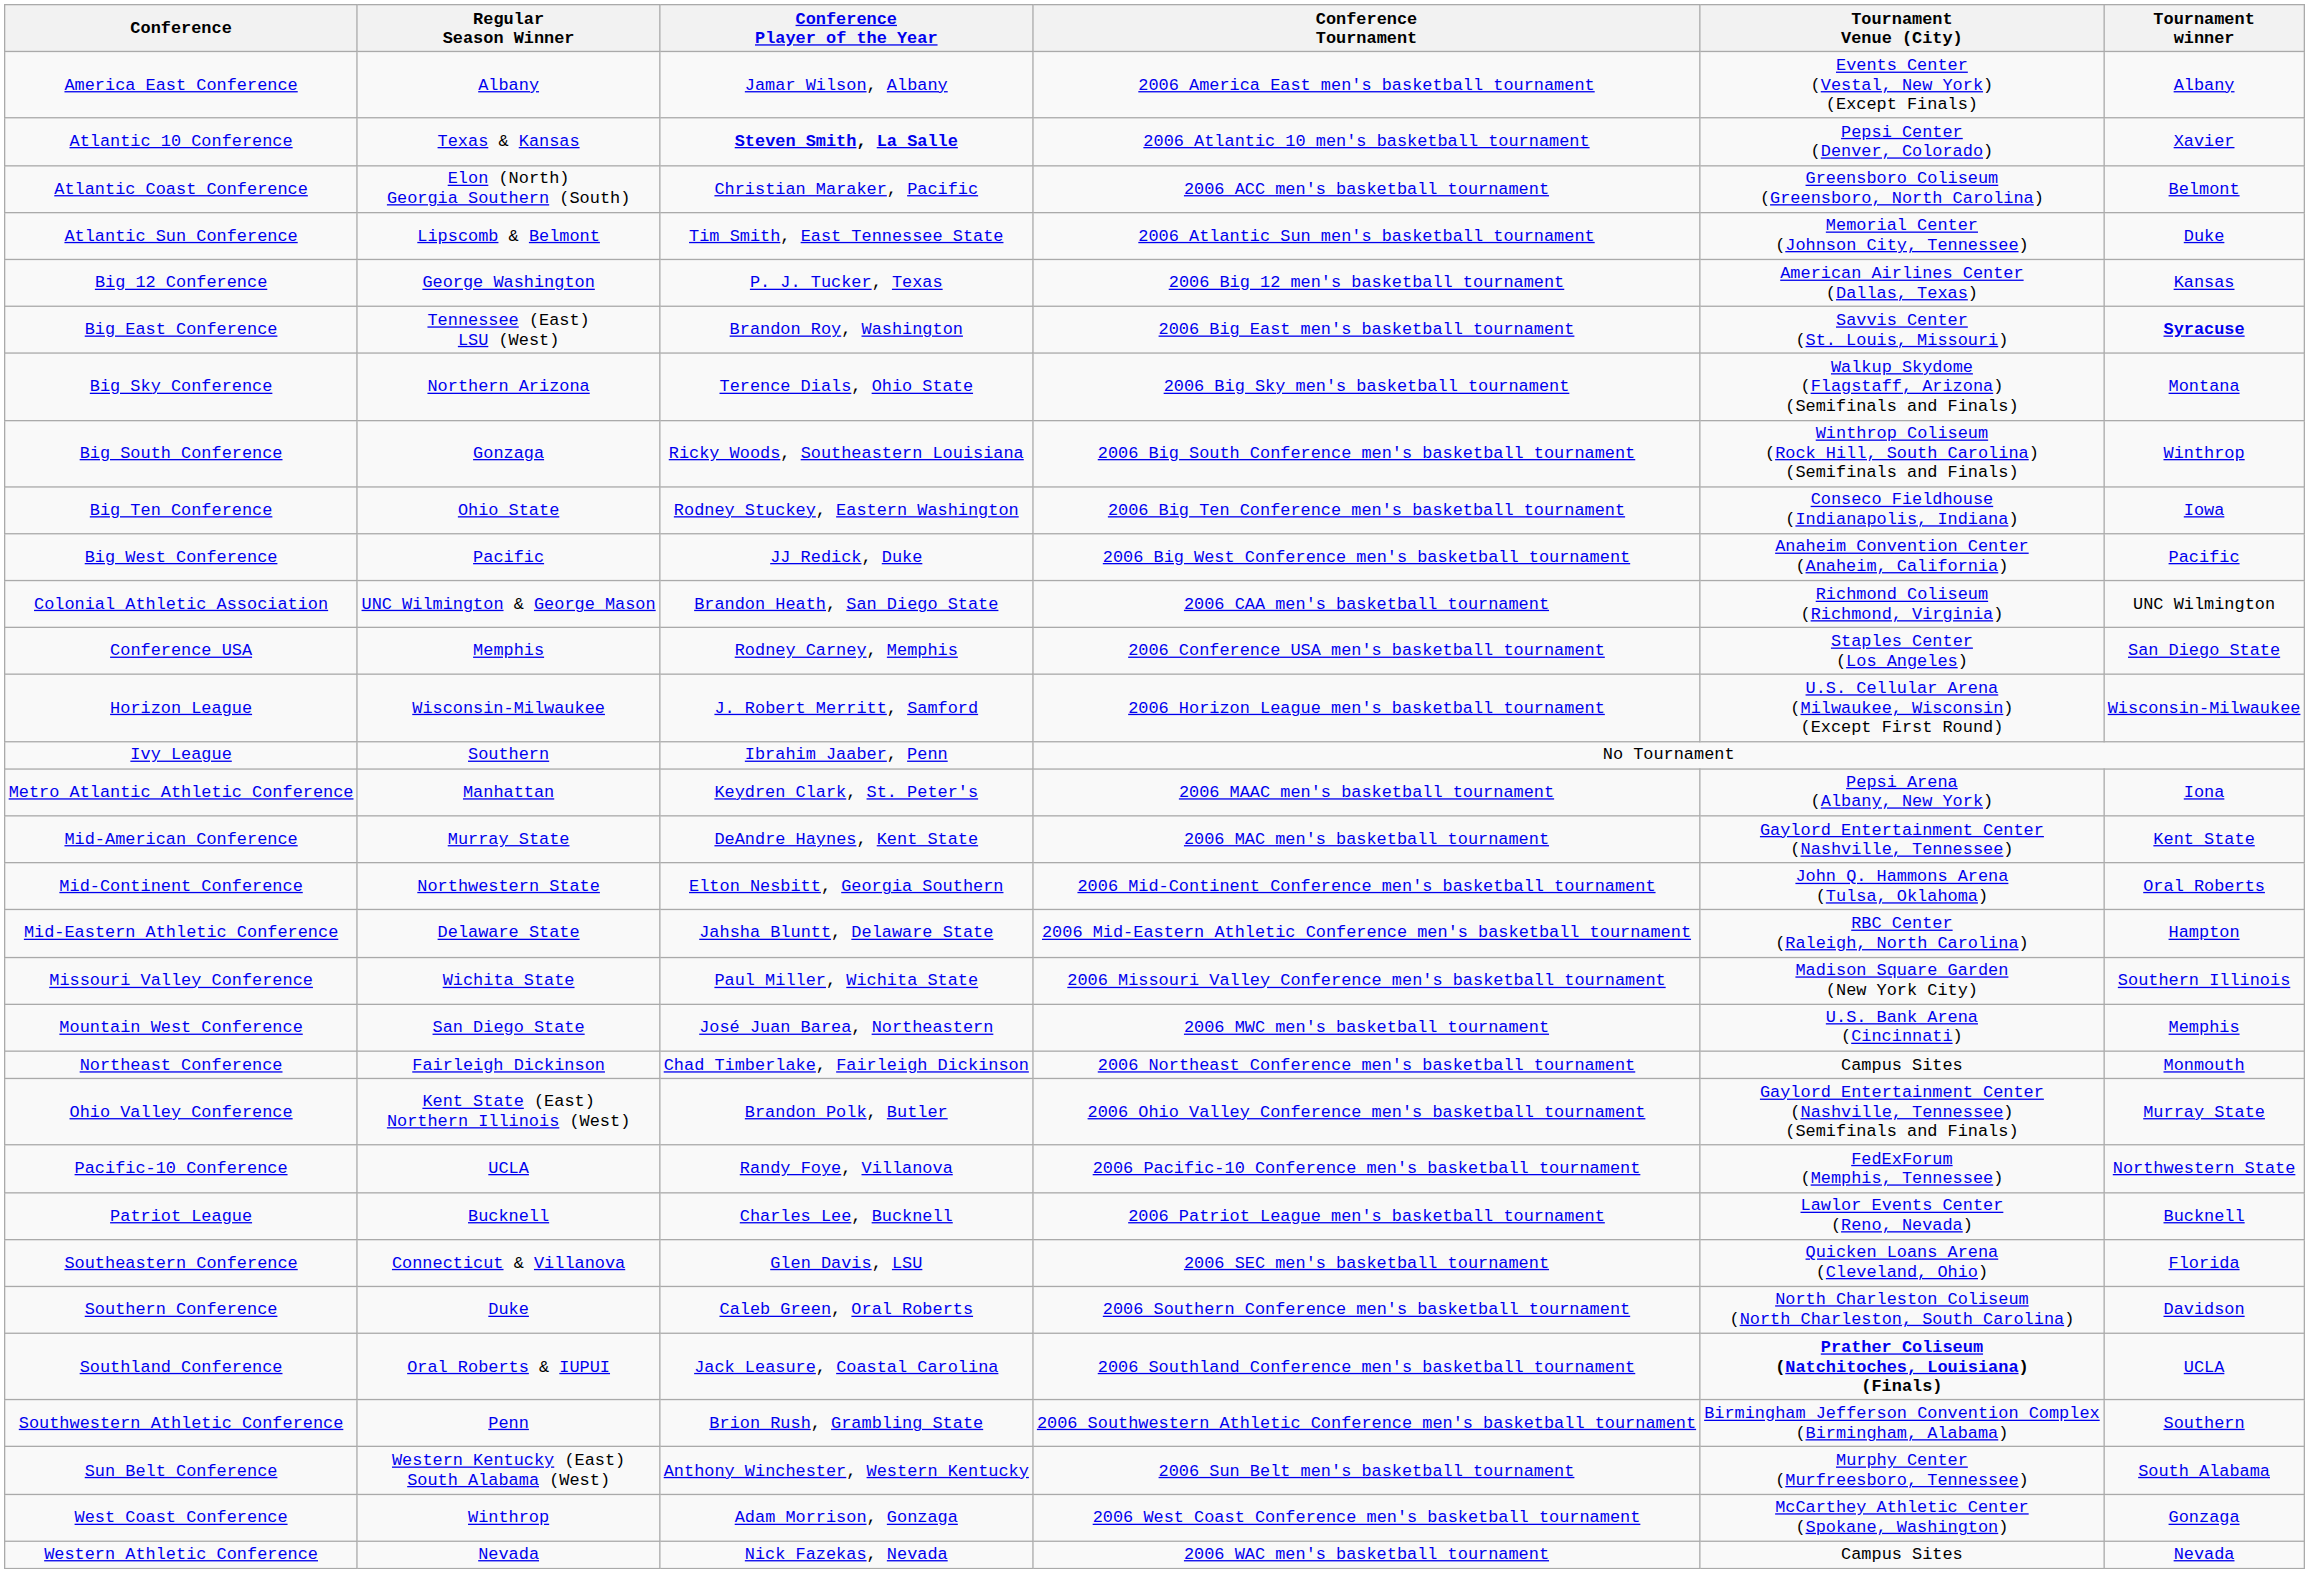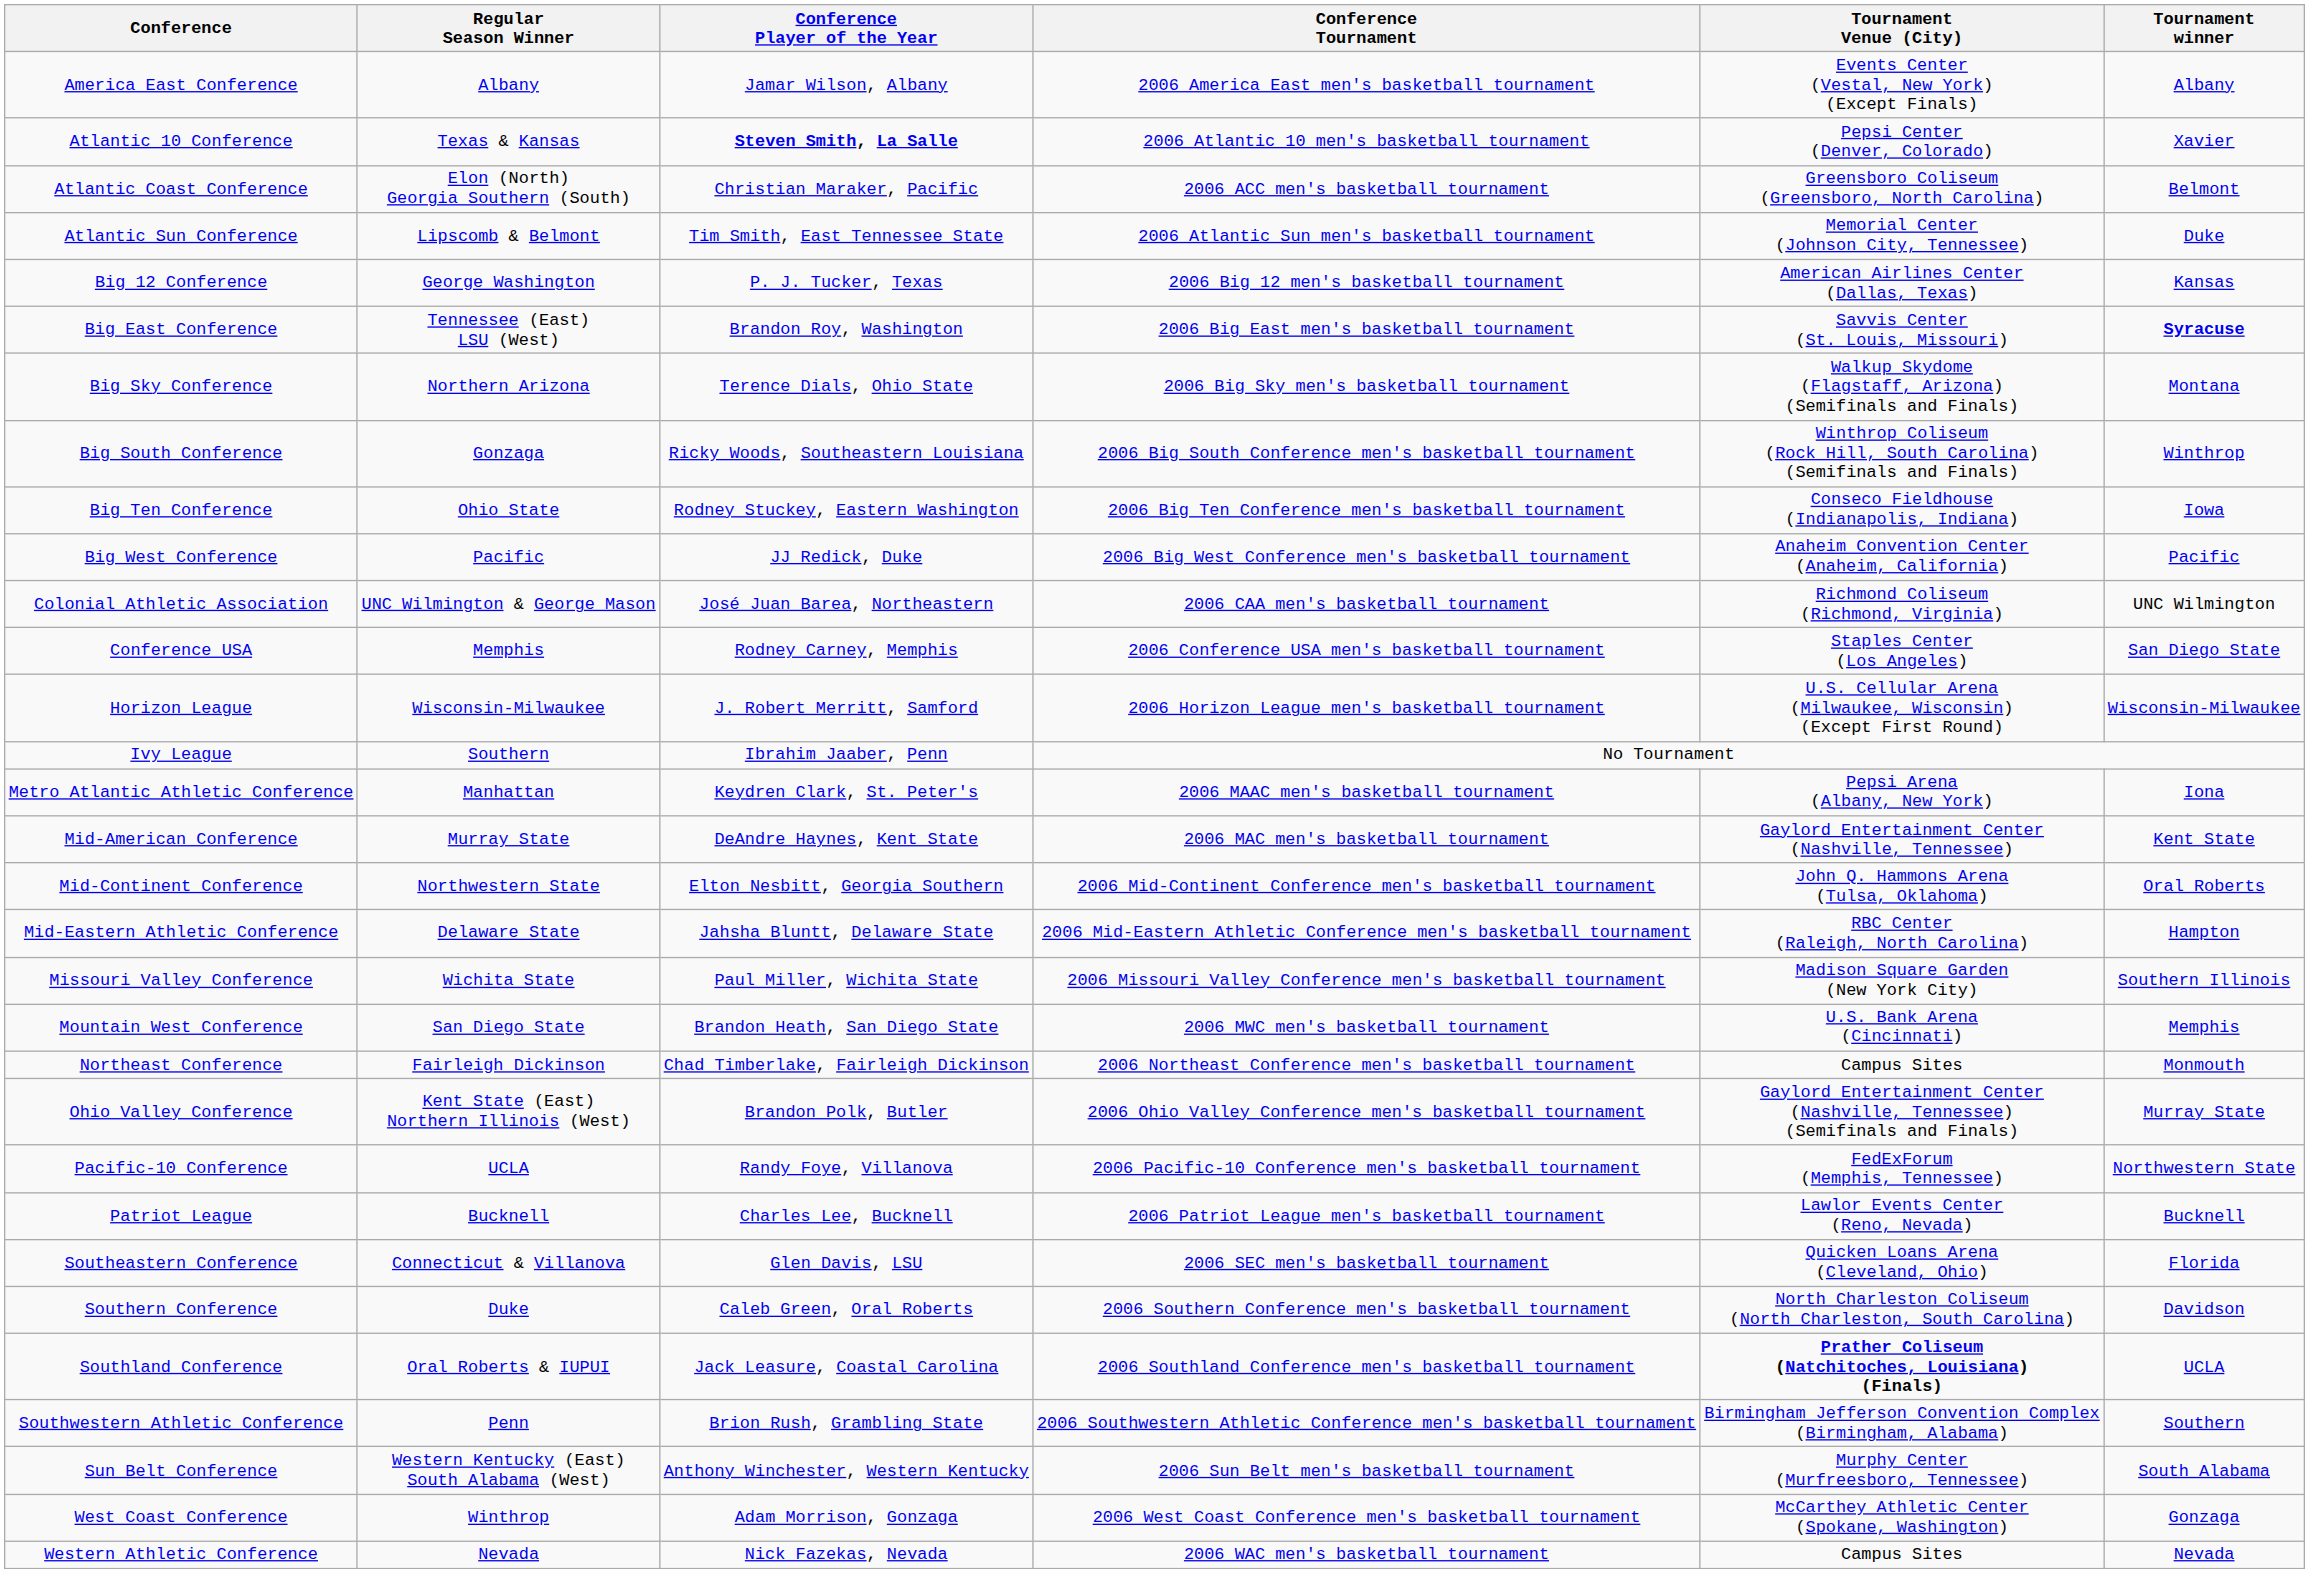(846, 604) Brandon Heath, San Diego State -> (846, 604) José Juan Barea, Northeastern
(846, 1028) José Juan Barea, Northeastern -> (846, 1028) Brandon Heath, San Diego State
